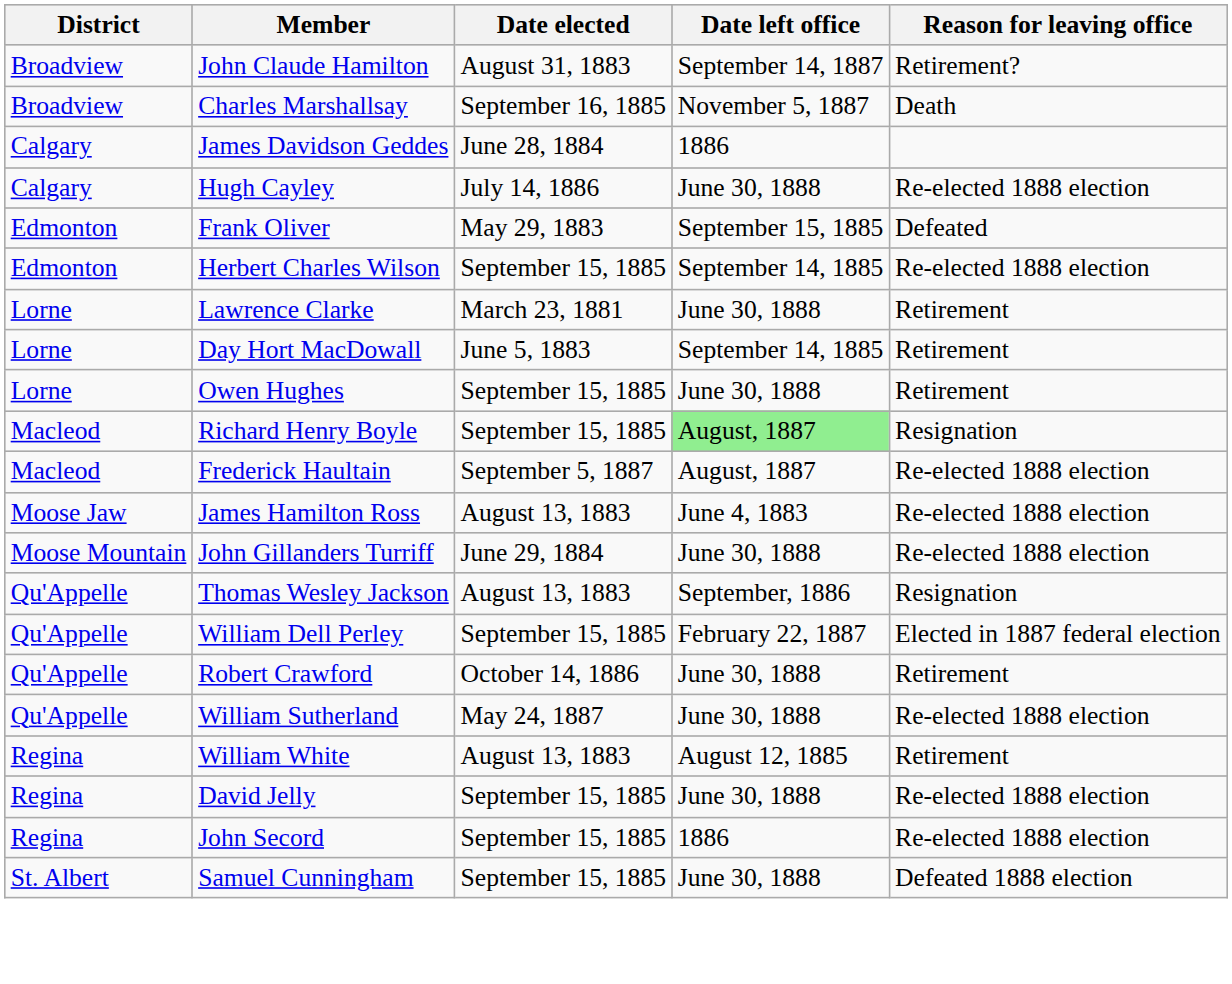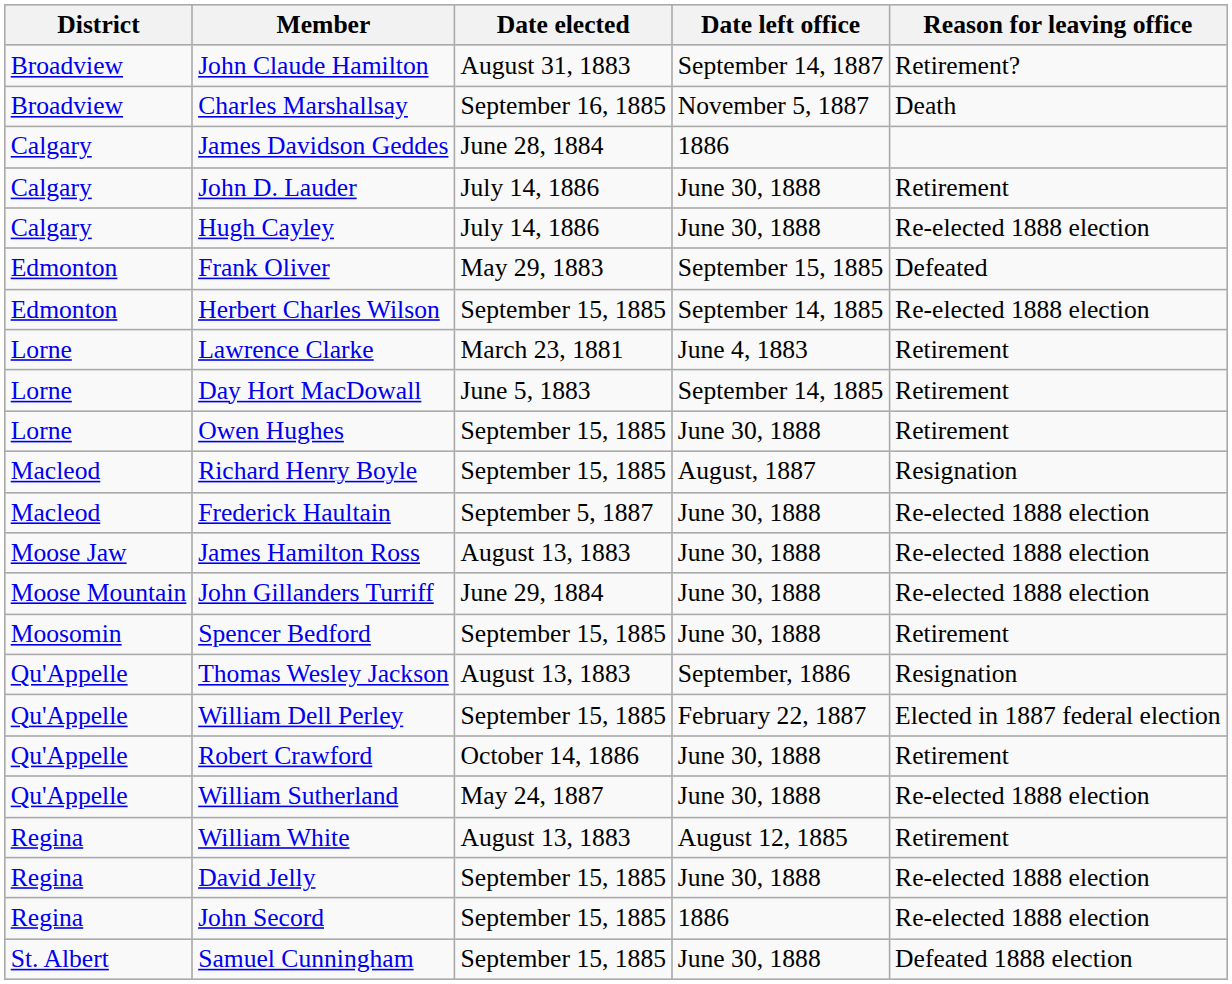+ row: (277, 187)
(749, 308) June 30, 1888 -> (743, 349) June 4, 1883
(747, 430) lightgreen background -> (747, 471) no background
(747, 471) August, 1887 -> (749, 512) June 30, 1888
(743, 512) June 4, 1883 -> (749, 552) June 30, 1888
+ row: (285, 633)
